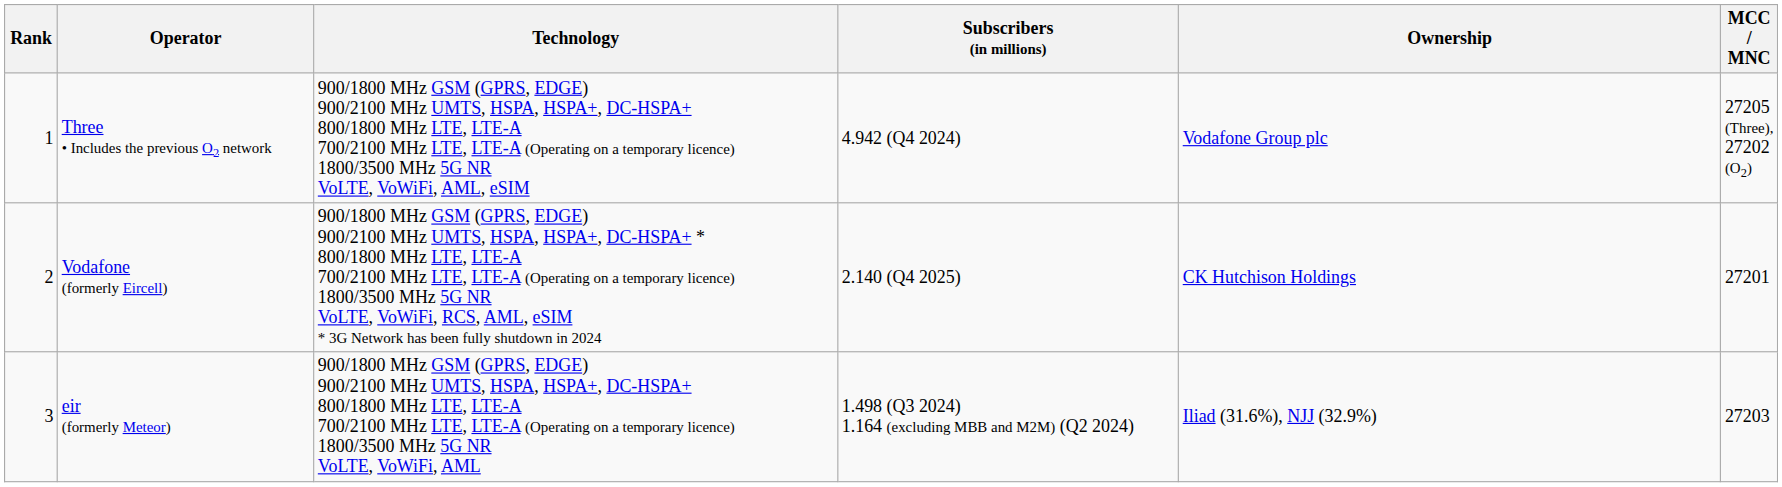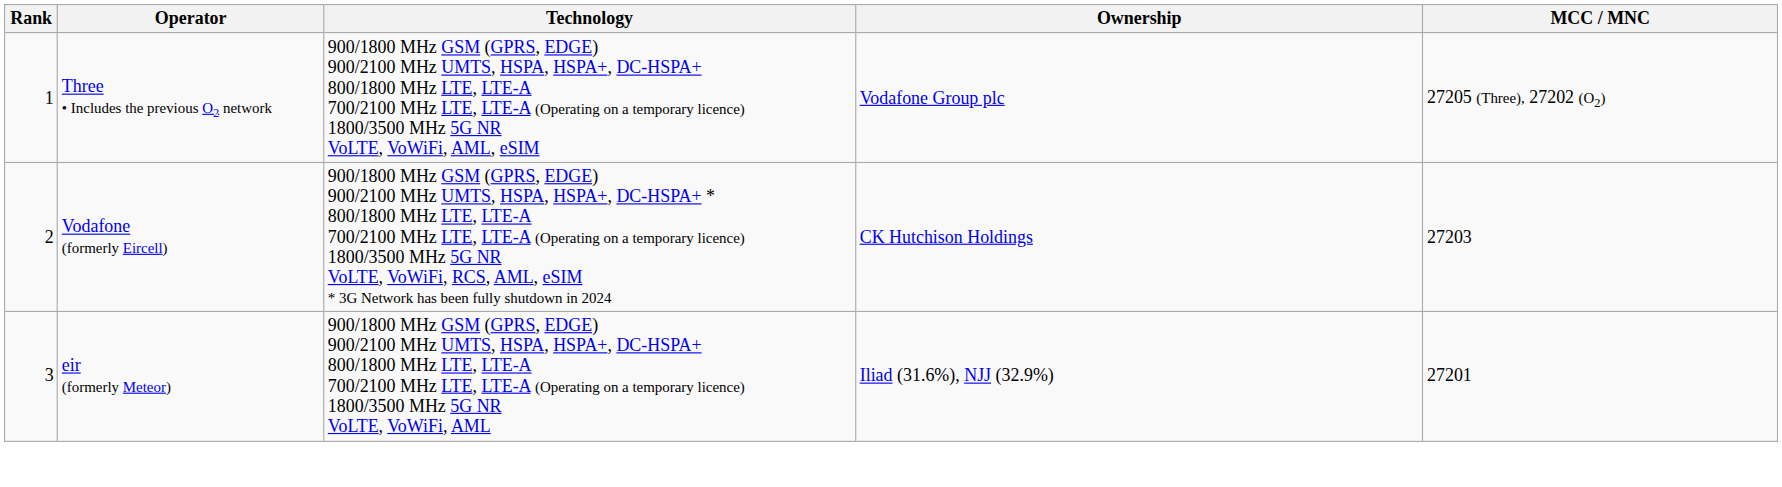- column: (1008, 38)
(1747, 277) 27201 -> (1449, 236) 27203
(1747, 416) 27203 -> (1449, 376) 27201
